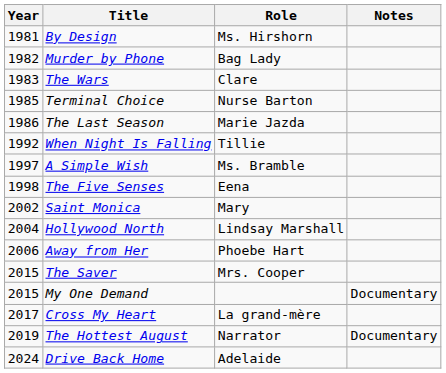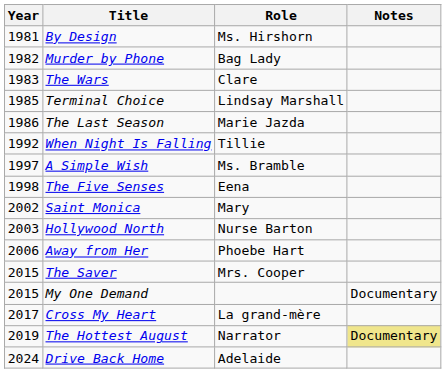(265, 101) Nurse Barton -> (281, 101) Lindsay Marshall
(23, 229) 2004 -> (23, 229) 2003
(281, 229) Lindsay Marshall -> (265, 229) Nurse Barton
(394, 336) no background -> (394, 336) khaki background
